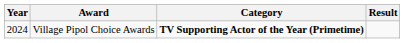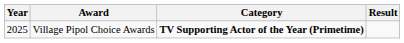(17, 29) 2024 -> (17, 29) 2025
